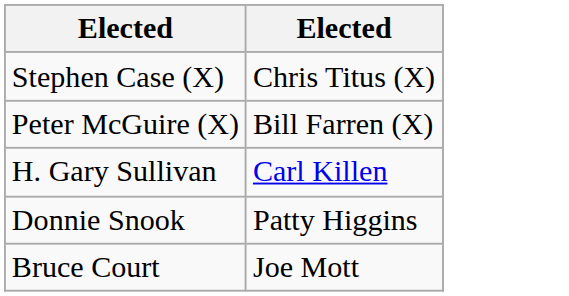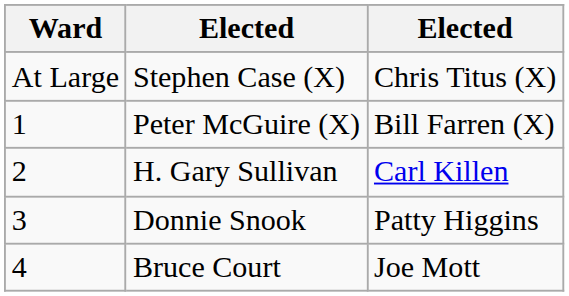+ column: (65, 28)
